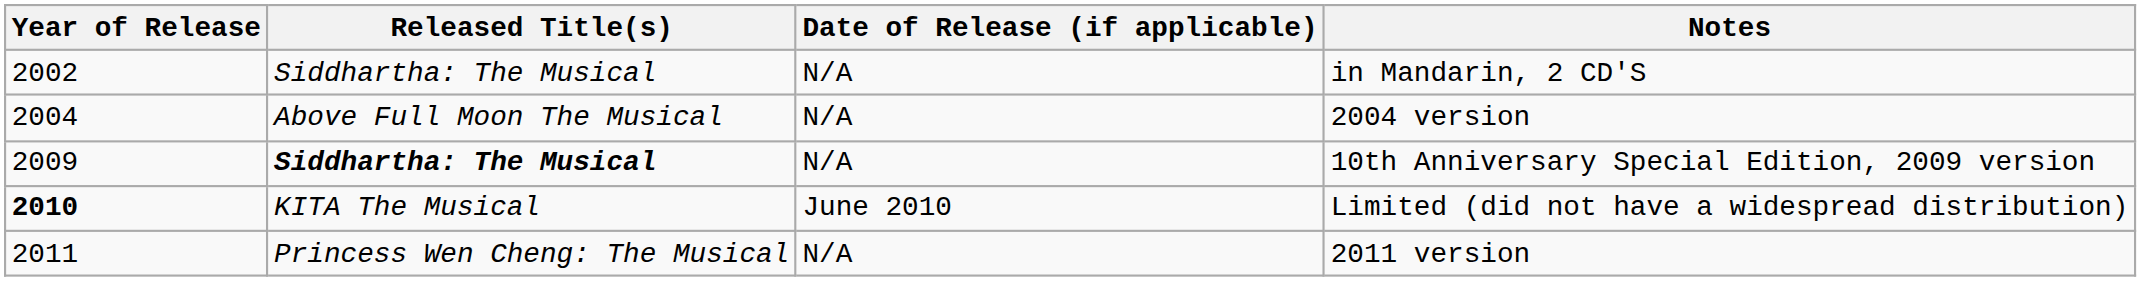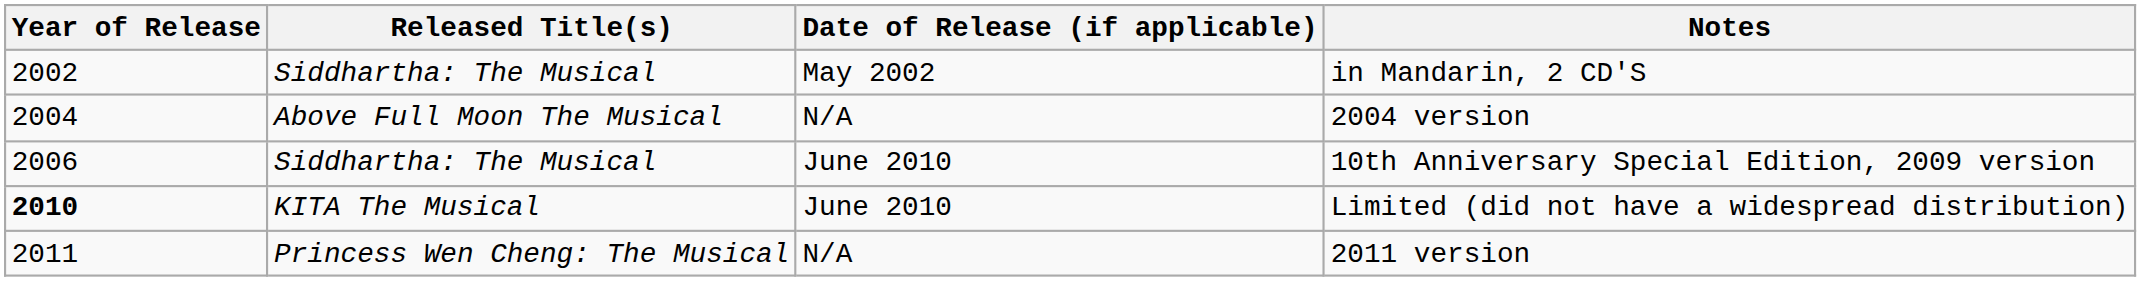(827, 73) N/A -> (869, 73) May 2002
(45, 163) 2009 -> (45, 163) 2006
(465, 163) bold -> (465, 163) normal
(827, 163) N/A -> (877, 163) June 2010
